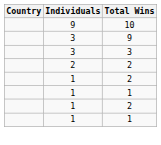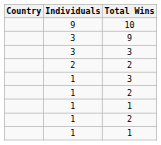+ row: (73, 79)
